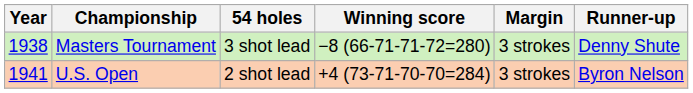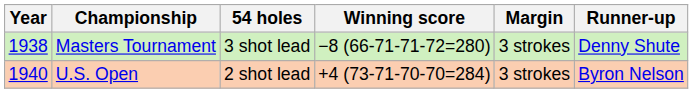(28, 74) 1941 -> (28, 74) 1940
